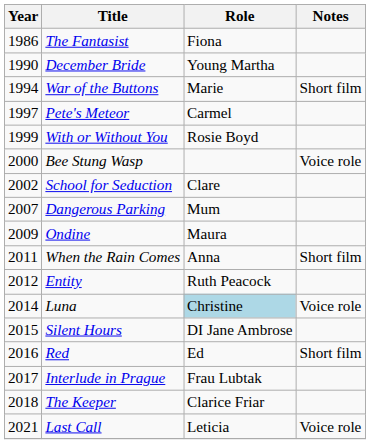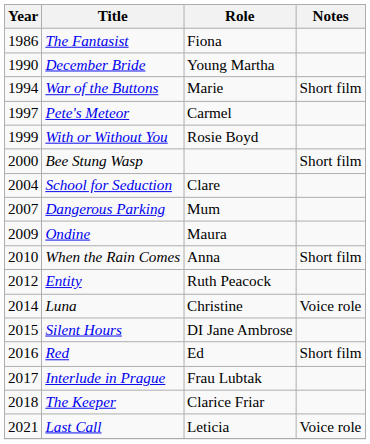(330, 161) Voice role -> (331, 161) Short film
(23, 185) 2002 -> (23, 185) 2004
(23, 257) 2011 -> (23, 257) 2010
(215, 305) lightblue background -> (215, 305) no background
